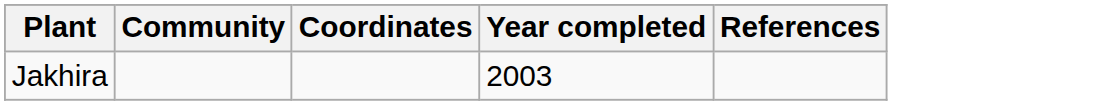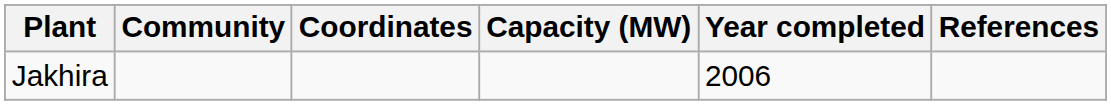+ column: (589, 28)
(519, 75) 2003 -> (738, 75) 2006
